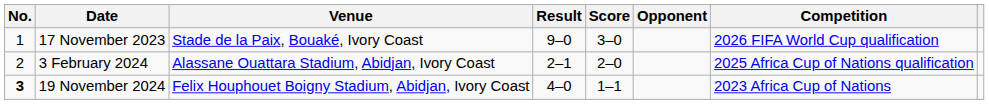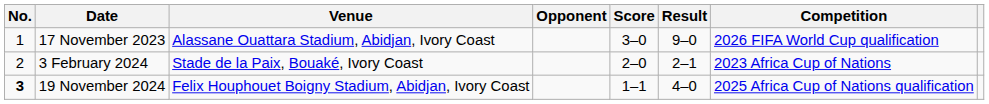columns swapped: (672, 16) <-> (559, 16)
(297, 39) Stade de la Paix, Bouaké, Ivory Coast -> (333, 39) Alassane Ouattara Stadium, Abidjan, Ivory Coast
(333, 63) Alassane Ouattara Stadium, Abidjan, Ivory Coast -> (297, 63) Stade de la Paix, Bouaké, Ivory Coast
(844, 63) 2025 Africa Cup of Nations qualification -> (803, 63) 2023 Africa Cup of Nations
(803, 87) 2023 Africa Cup of Nations -> (844, 87) 2025 Africa Cup of Nations qualification
